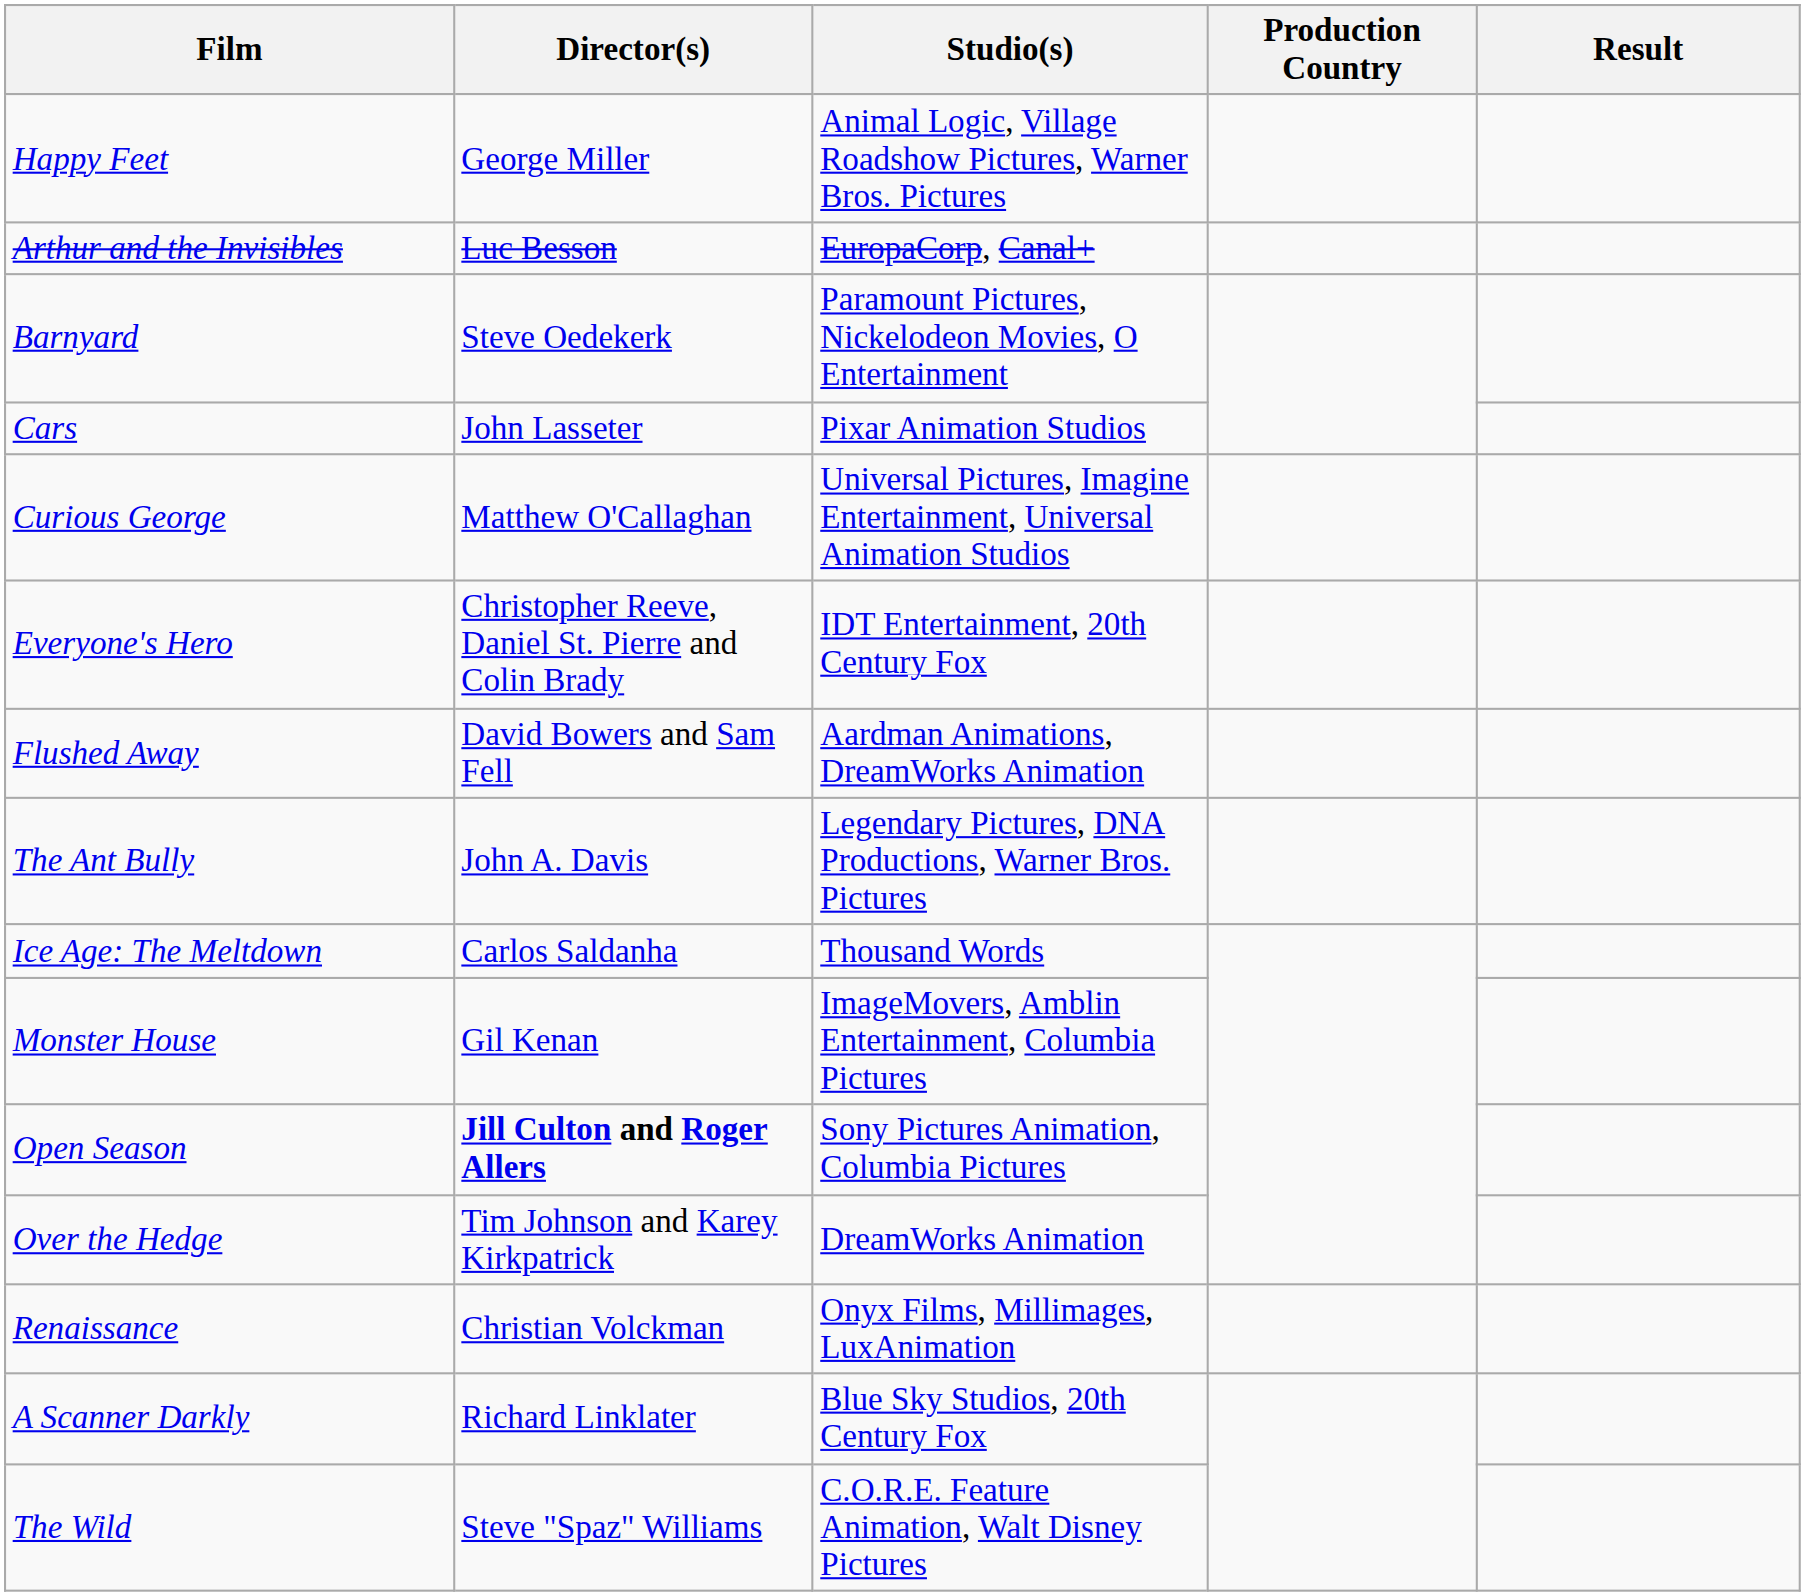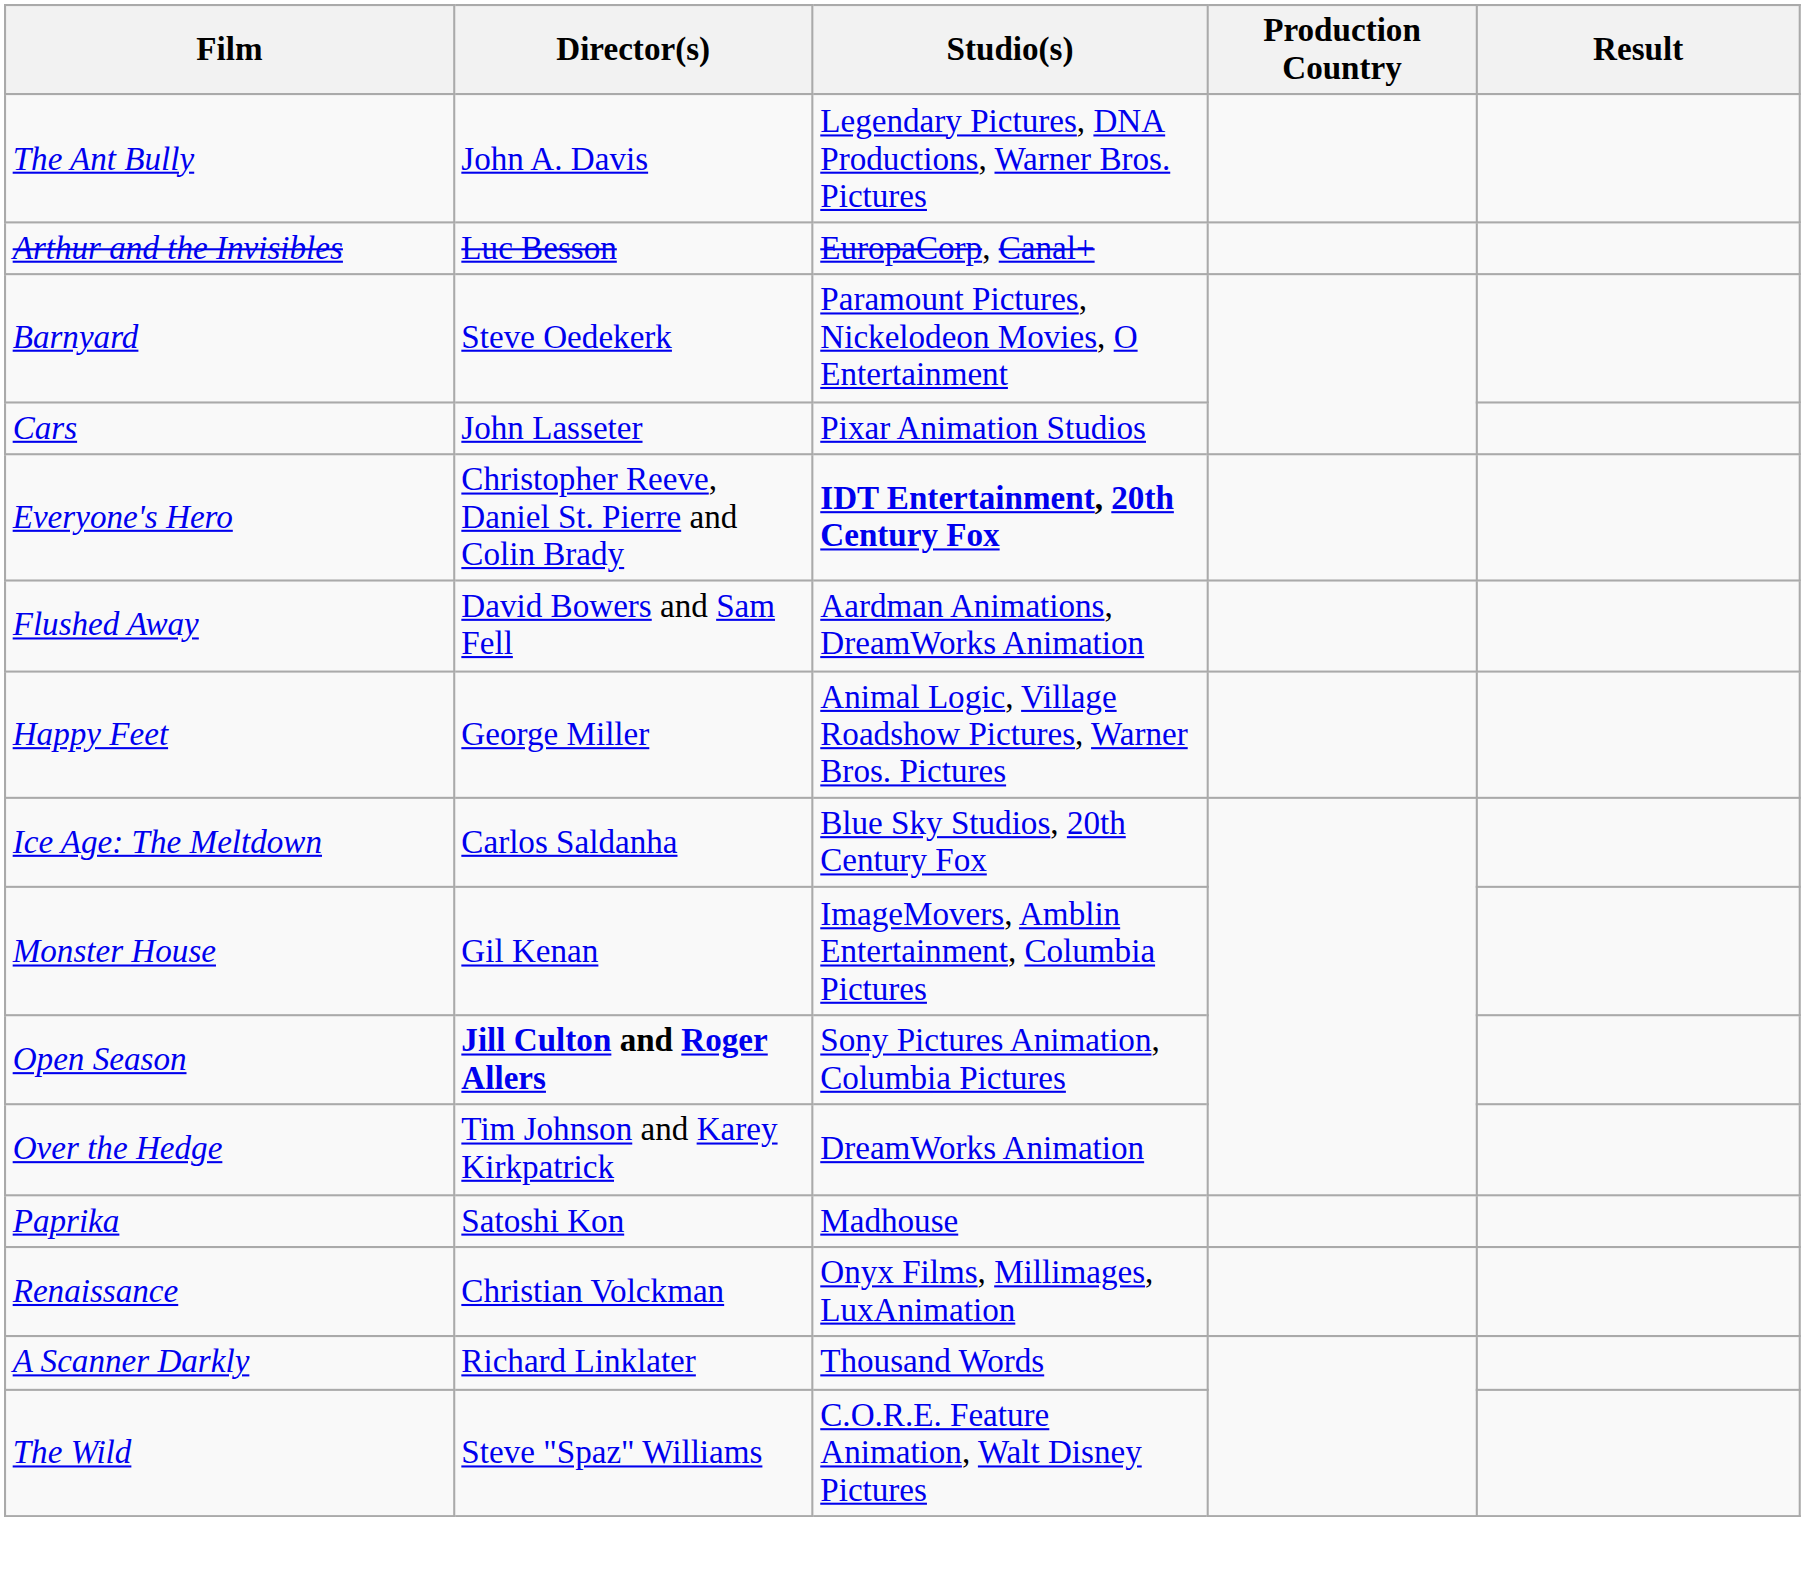rows swapped: (103, 860) <-> (90, 157)
- row: (119, 516)
(983, 644) normal -> (997, 516) bold
(932, 950) Thousand Words -> (973, 842) Blue Sky Studios, 20th Century Fox
+ row: (66, 1219)
(973, 1418) Blue Sky Studios, 20th Century Fox -> (932, 1362) Thousand Words
